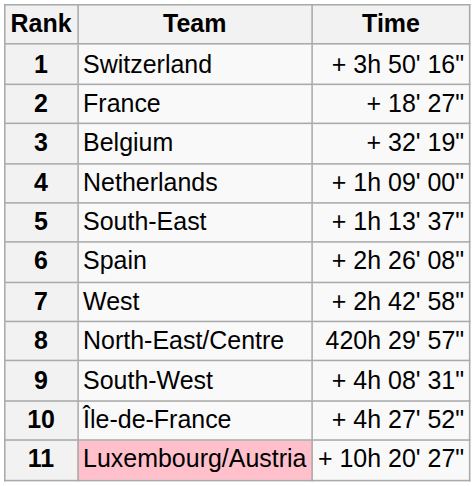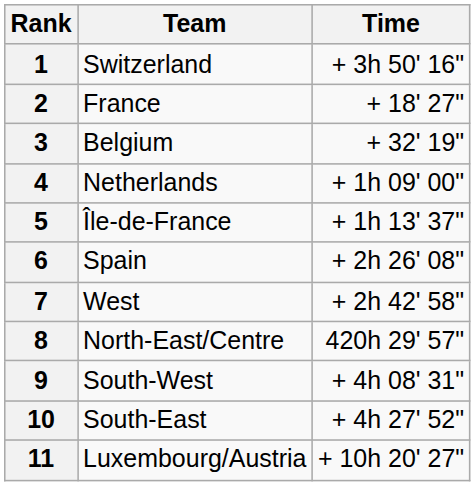(145, 222) South-East -> (157, 222) Île-de-France
(157, 420) Île-de-France -> (145, 420) South-East
(195, 459) pink background -> (195, 459) no background
